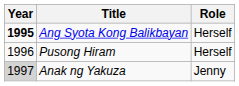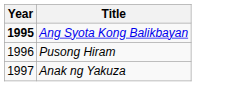- column: (213, 14)
(20, 71) lightgrey background -> (20, 71) no background
